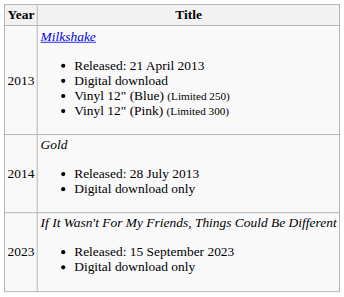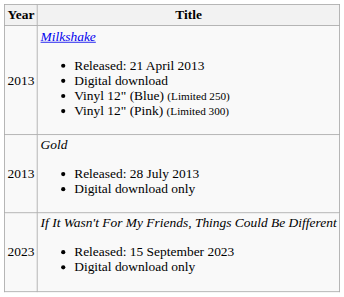(21, 173) 2014 -> (21, 173) 2013
